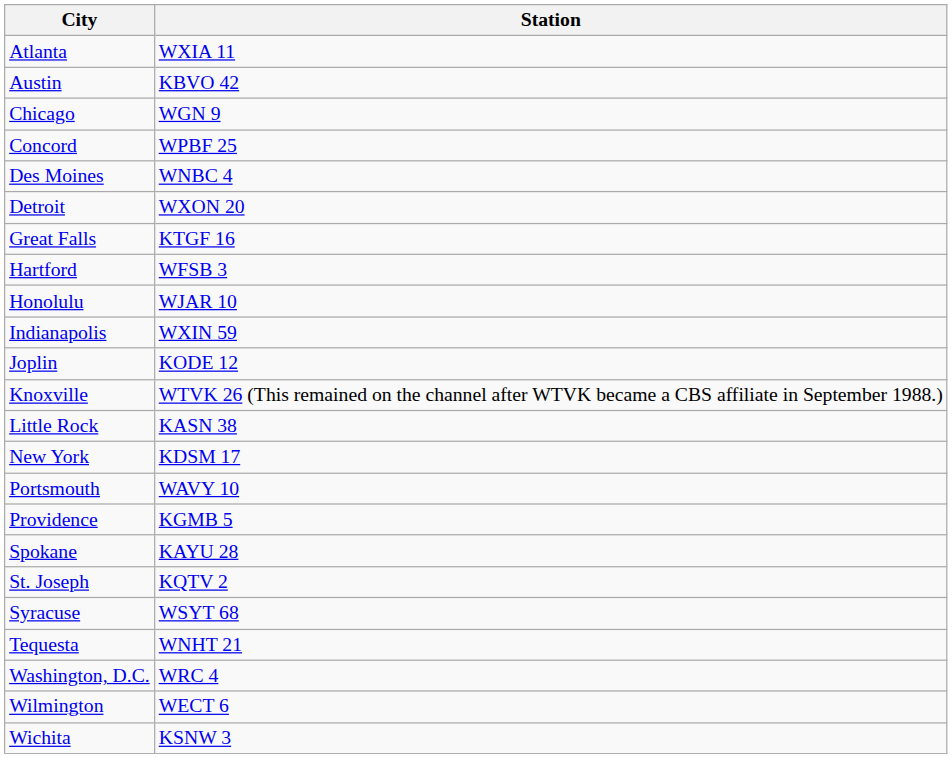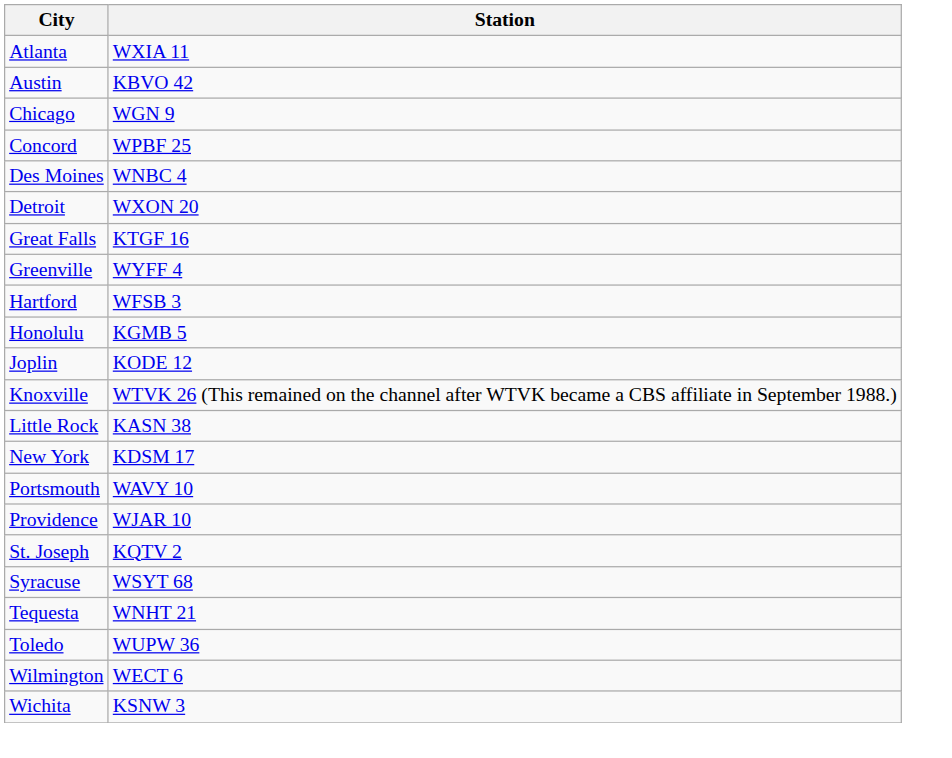+ row: (51, 269)
(198, 301) WJAR 10 -> (150, 332) KGMB 5
- row: (58, 332)
(196, 519) KGMB 5 -> (152, 519) WJAR 10
- row: (43, 550)
+ row: (36, 644)
- row: (79, 675)
